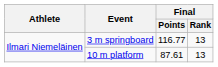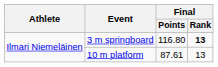(172, 40) 116.77 -> (172, 40) 116.80
(200, 40) normal -> (200, 40) bold
